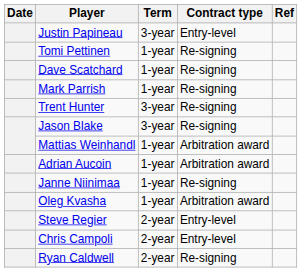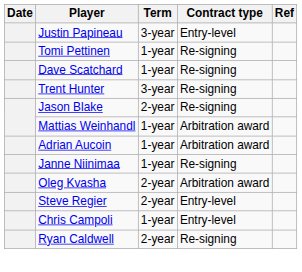- row: (72, 88)
(158, 126) 3-year -> (158, 107) 2-year
(158, 201) 1-year -> (158, 182) 2-year
(158, 239) 2-year -> (158, 220) 1-year
